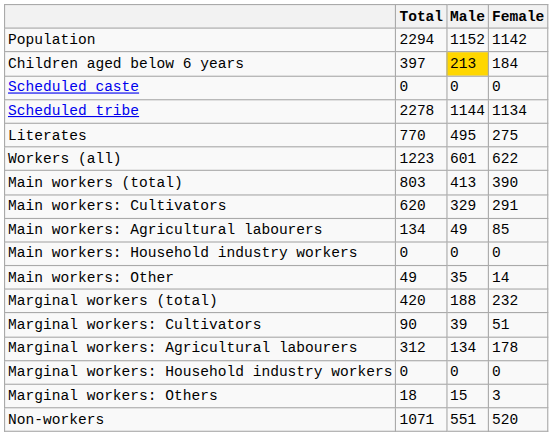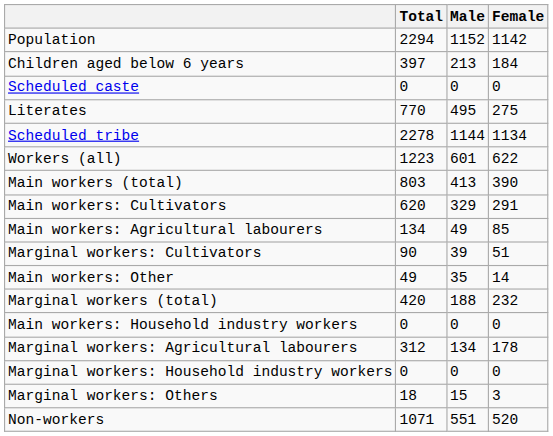(463, 64) gold background -> (463, 64) no background
rows swapped: (74, 111) <-> (47, 135)
rows swapped: (183, 254) <-> (135, 325)
